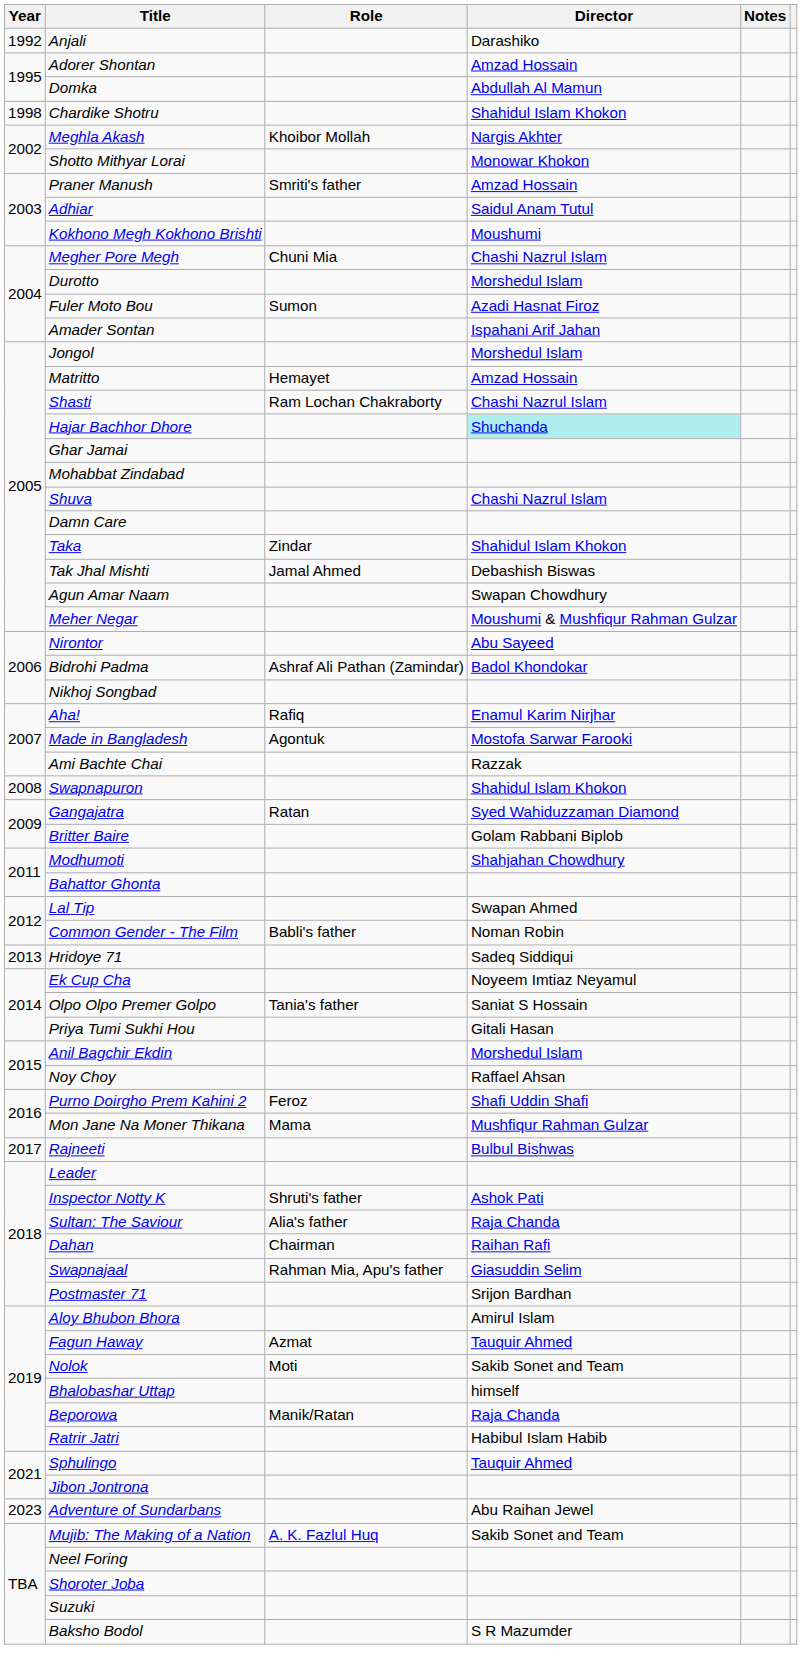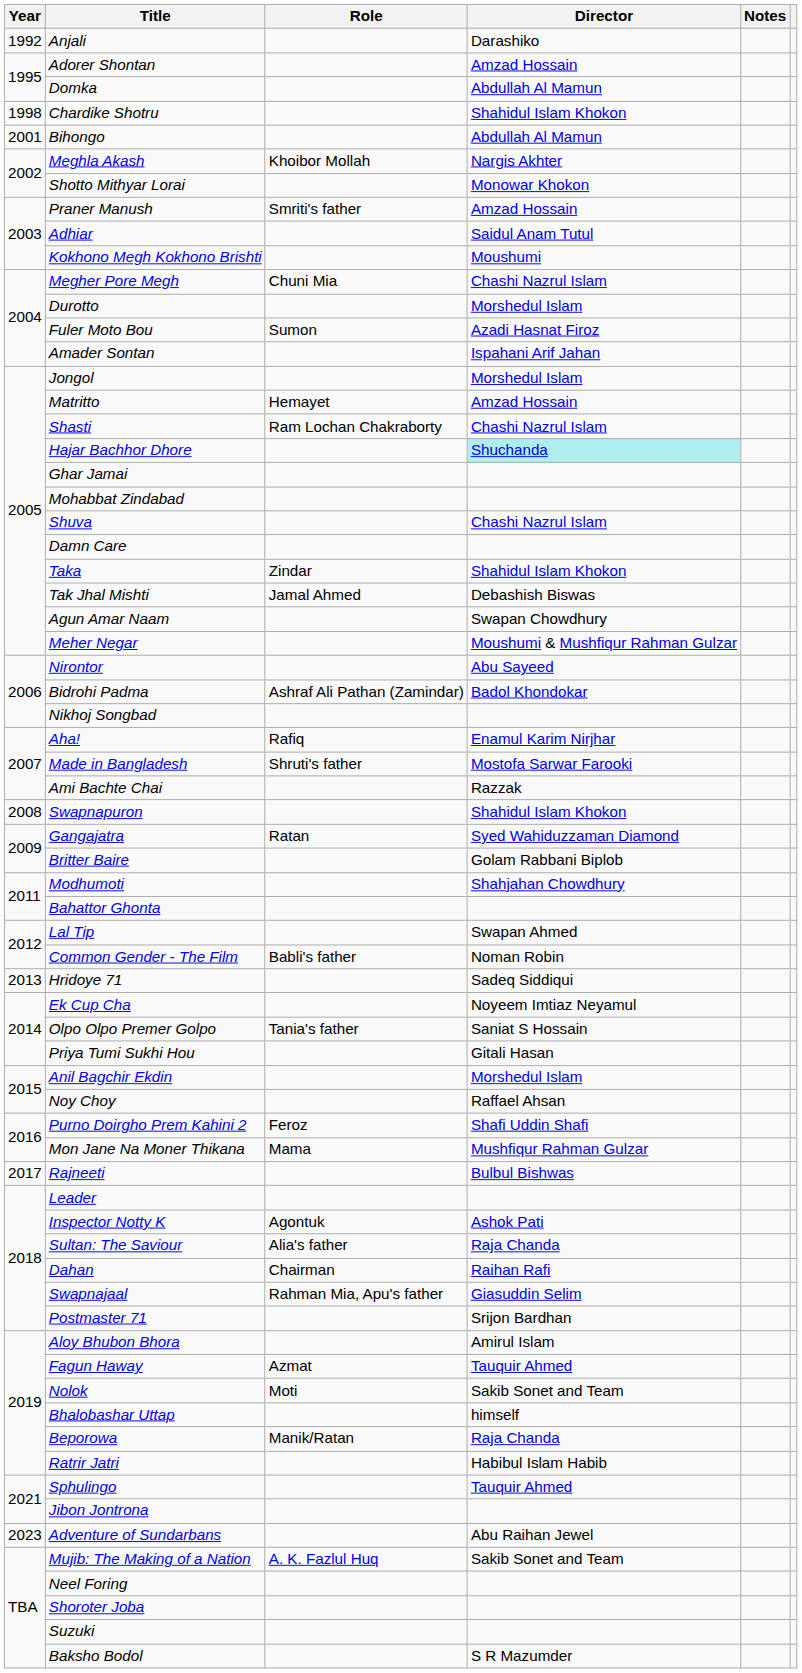+ row: (77, 137)
(297, 739) Agontuk -> (315, 763) Shruti's father
(315, 1197) Shruti's father -> (297, 1221) Agontuk
